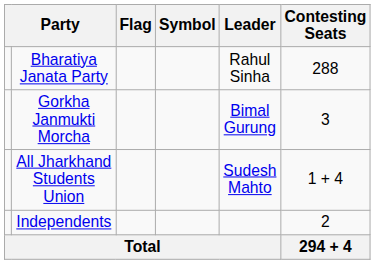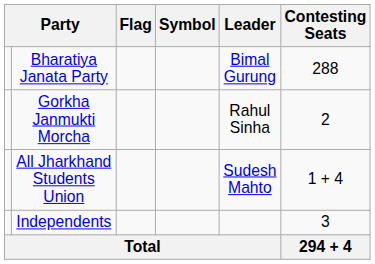(250, 68) Rahul Sinha -> (250, 68) Bimal Gurung
(250, 119) Bimal Gurung -> (250, 119) Rahul Sinha
(325, 119) 3 -> (325, 119) 2
(325, 222) 2 -> (325, 222) 3
